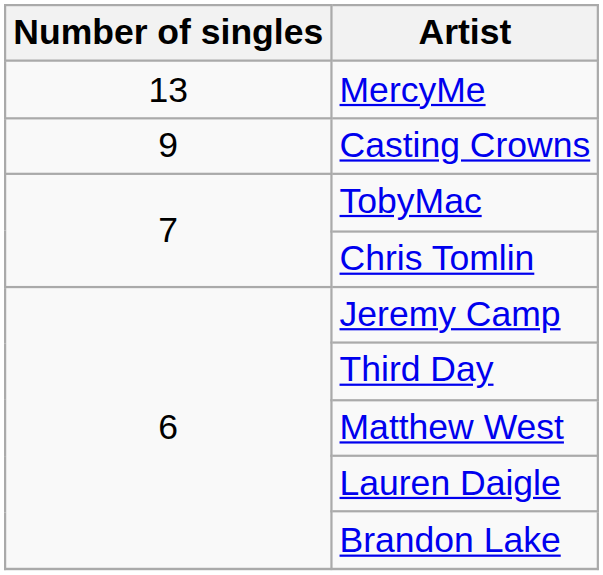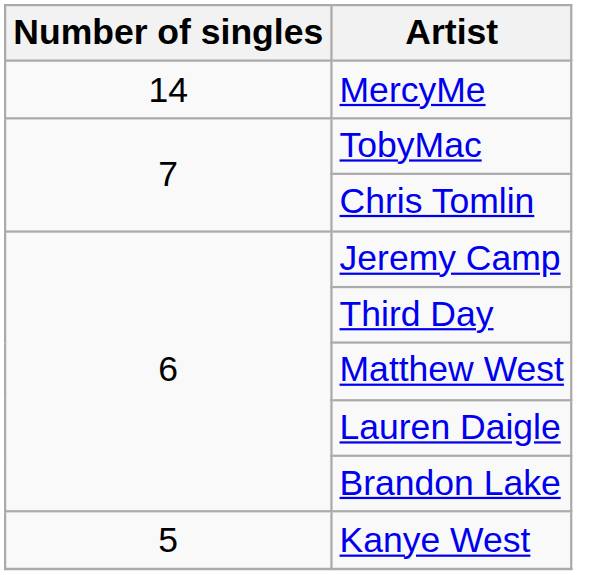(168, 88) 13 -> (168, 88) 14
- row: (465, 145)
+ row: (435, 539)
